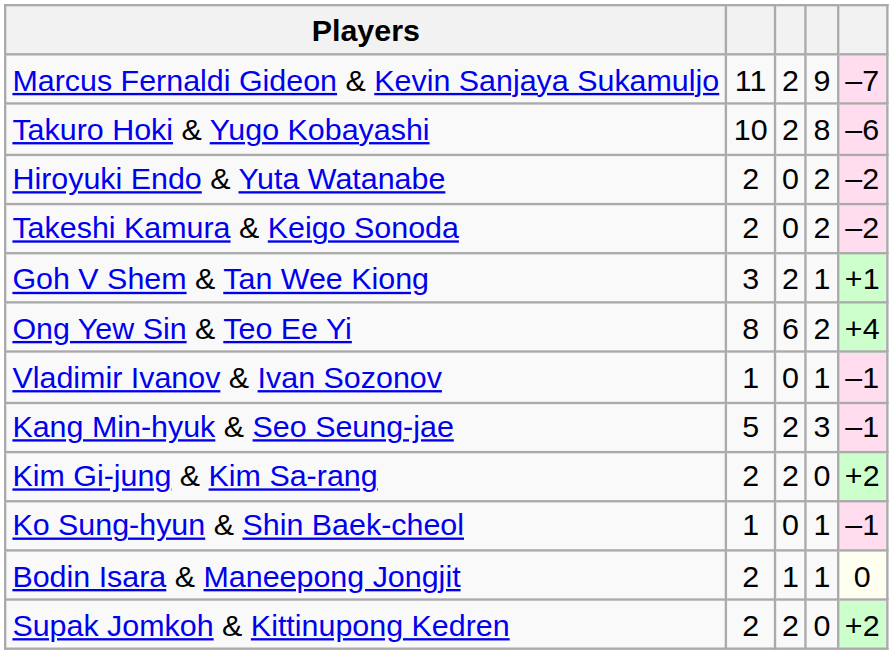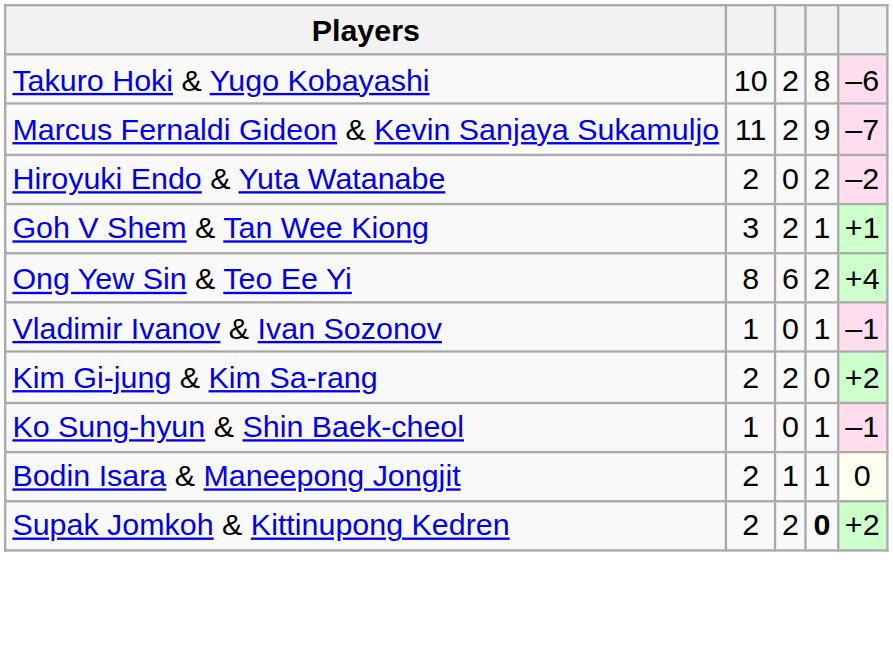rows swapped: (366, 80) <-> (221, 129)
- row: (236, 228)
- row: (233, 427)
(822, 625) normal -> (822, 526) bold
